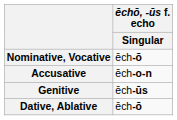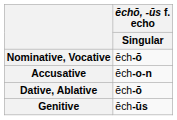rows swapped: (59, 90) <-> (59, 106)
